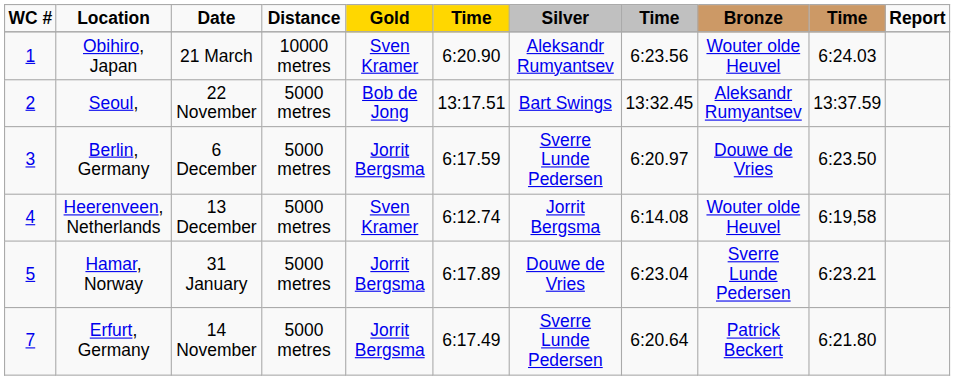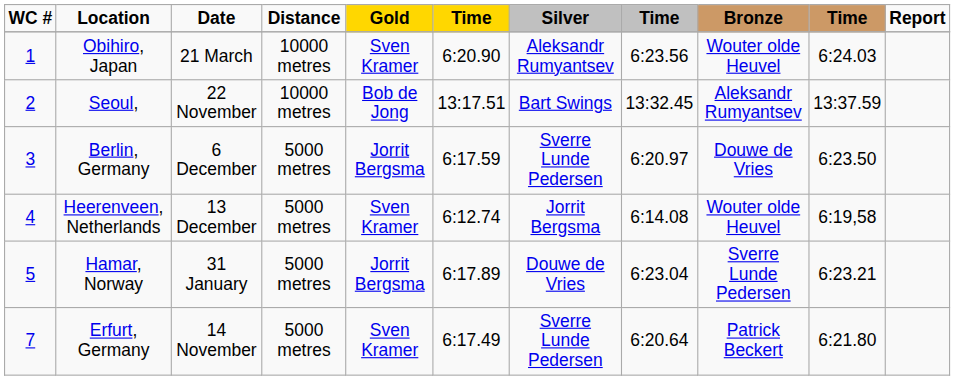(304, 103) 5000 metres -> (304, 103) 10000 metres
(390, 341) Jorrit Bergsma -> (390, 341) Sven Kramer
